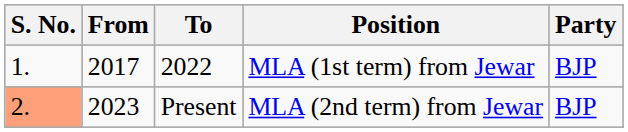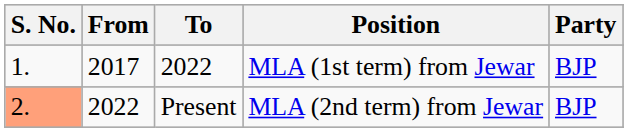(114, 106) 2023 -> (114, 106) 2022
